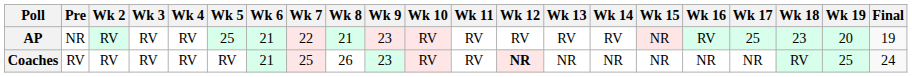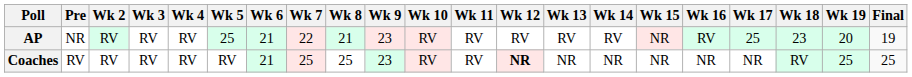(345, 60) 26 -> (345, 60) 25
(888, 60) 24 -> (888, 60) 25
